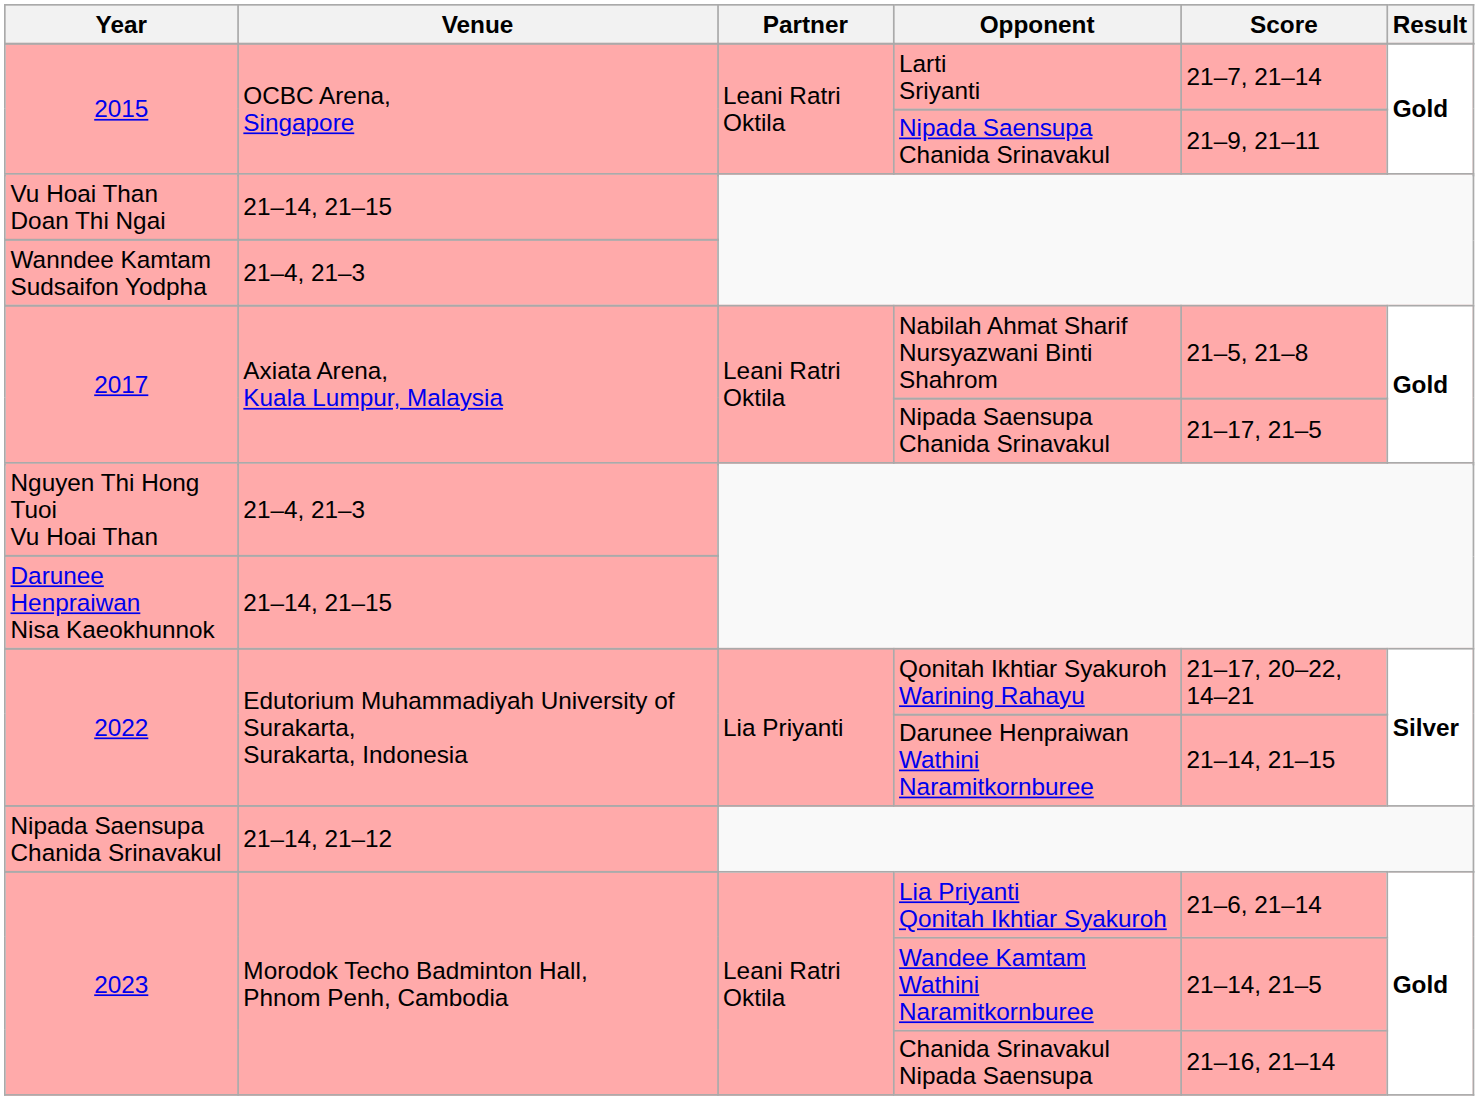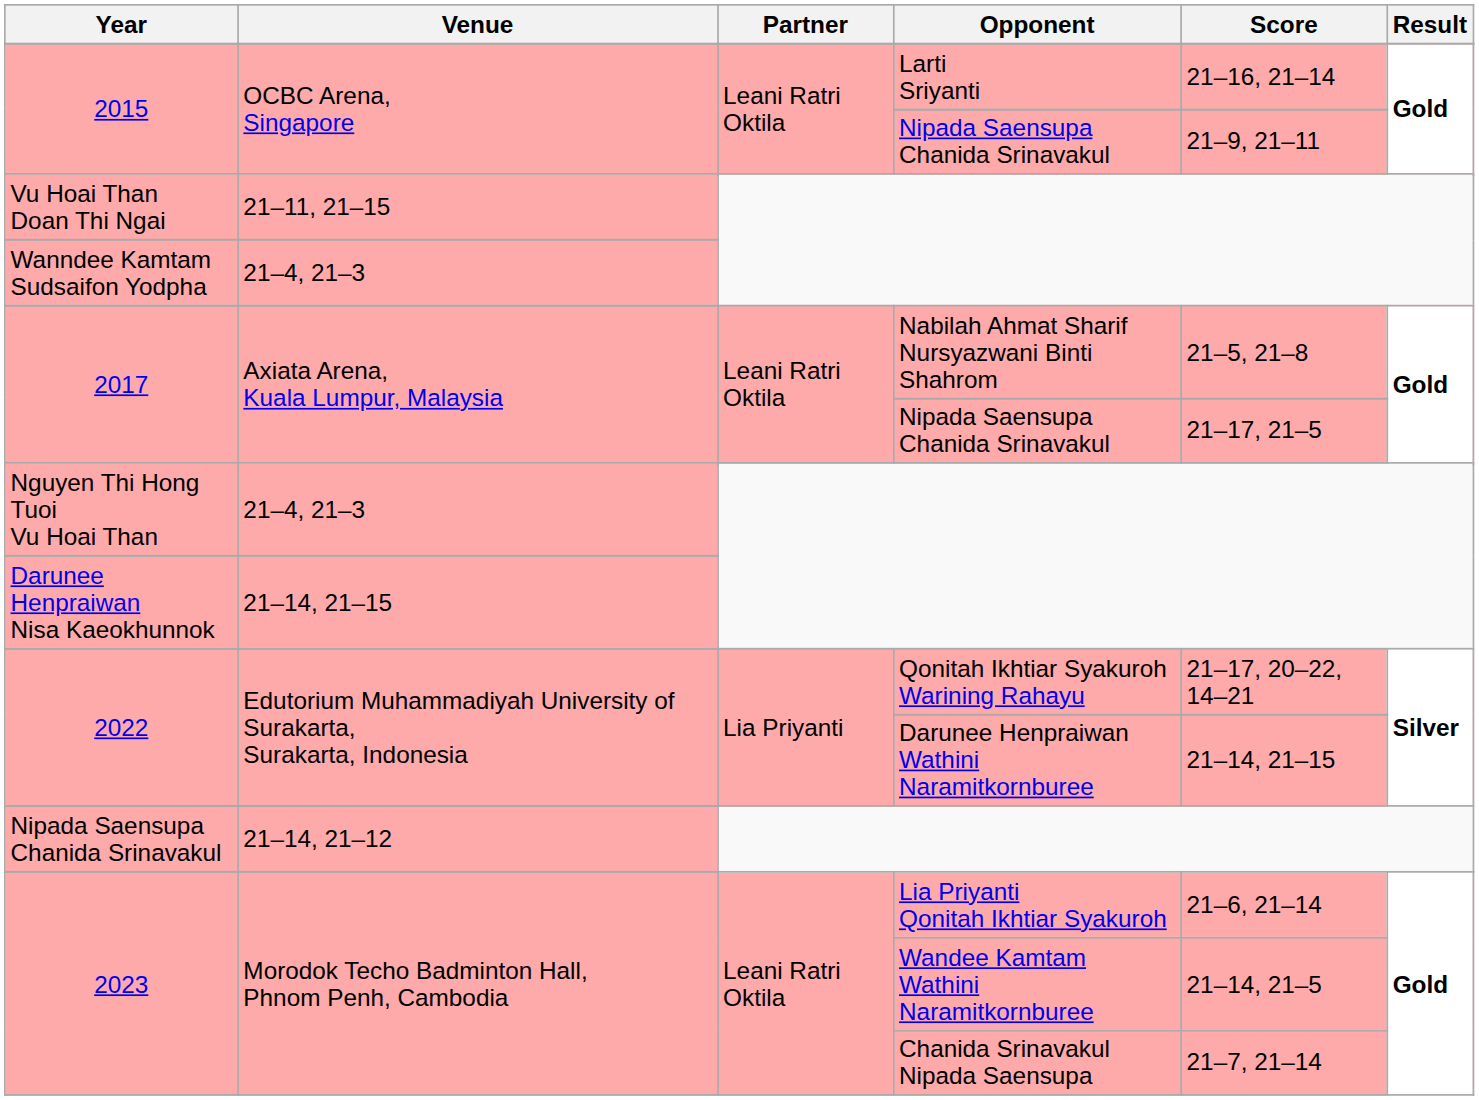(1254, 76) 21–7, 21–14 -> (1261, 76) 21–16, 21–14
(318, 207) 21–14, 21–15 -> (317, 207) 21–11, 21–15
(1261, 1063) 21–16, 21–14 -> (1254, 1063) 21–7, 21–14
